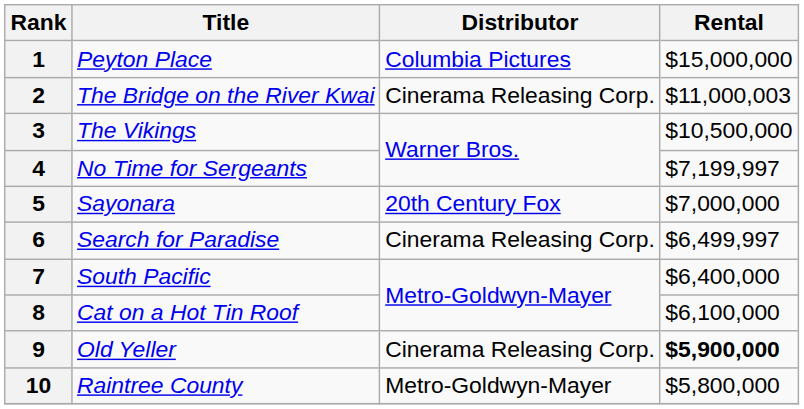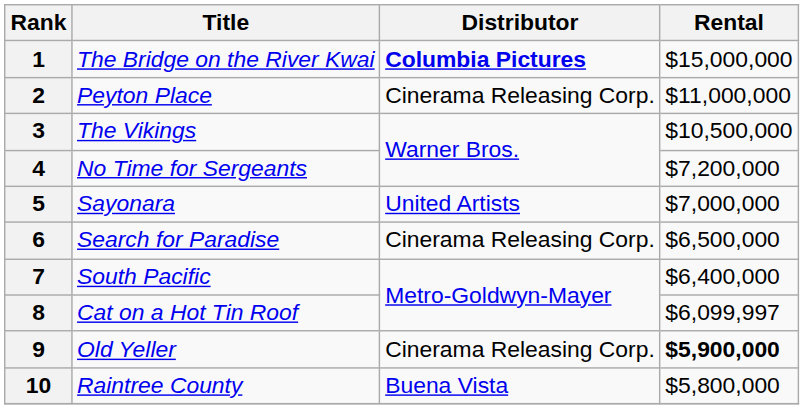(144, 58) Peyton Place -> (226, 58) The Bridge on the River Kwai
(478, 58) normal -> (486, 58) bold
(226, 95) The Bridge on the River Kwai -> (144, 95) Peyton Place
(728, 95) $11,000,003 -> (728, 95) $11,000,000
(723, 167) $7,199,997 -> (723, 167) $7,200,000
(473, 204) 20th Century Fox -> (453, 204) United Artists
(723, 240) $6,499,997 -> (723, 240) $6,500,000
(723, 312) $6,100,000 -> (723, 312) $6,099,997
(498, 385) Metro-Goldwyn-Mayer -> (447, 385) Buena Vista
